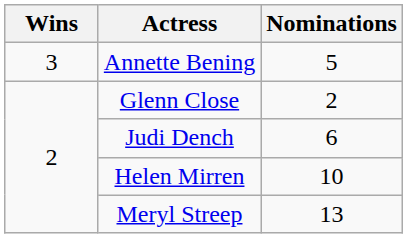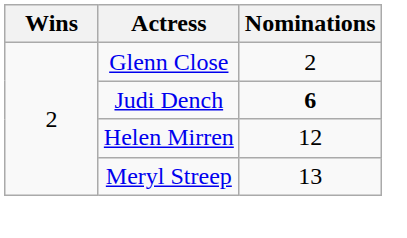- row: (180, 61)
(332, 137) normal -> (310, 99) bold
(332, 175) 10 -> (310, 137) 12
